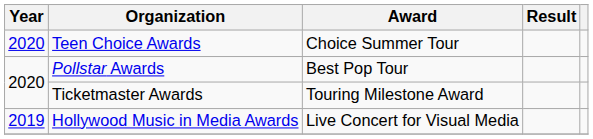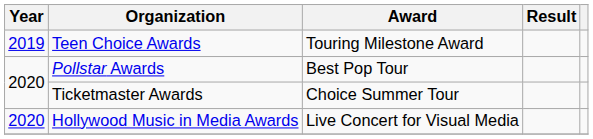(26, 43) 2020 -> (26, 43) 2019
(383, 43) Choice Summer Tour -> (395, 43) Touring Milestone Award
(395, 95) Touring Milestone Award -> (383, 95) Choice Summer Tour
(26, 120) 2019 -> (26, 120) 2020
